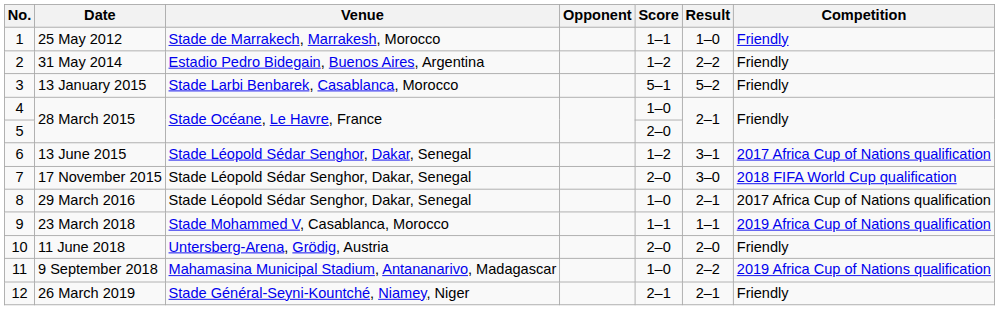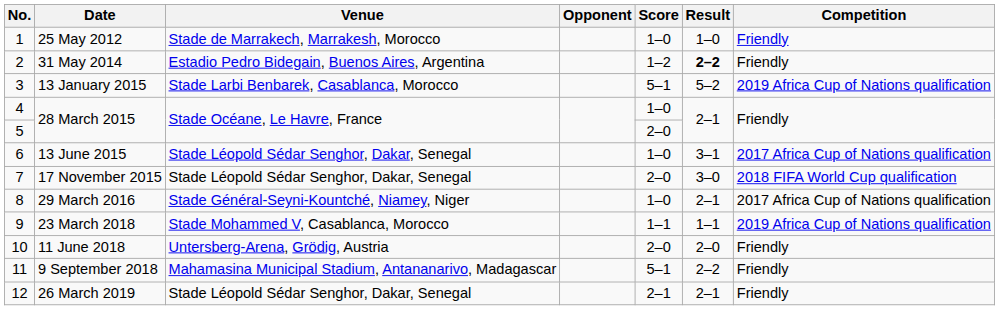(659, 39) 1–1 -> (659, 39) 1–0
(708, 62) normal -> (708, 62) bold
(763, 85) Friendly -> (864, 85) 2019 Africa Cup of Nations qualification
(659, 154) 1–2 -> (659, 154) 1–0
(320, 200) Stade Léopold Sédar Senghor, Dakar, Senegal -> (319, 200) Stade Général-Seyni-Kountché, Niamey, Niger
(659, 270) 1–0 -> (659, 270) 5–1
(864, 270) 2019 Africa Cup of Nations qualification -> (763, 270) Friendly
(319, 293) Stade Général-Seyni-Kountché, Niamey, Niger -> (320, 293) Stade Léopold Sédar Senghor, Dakar, Senegal
